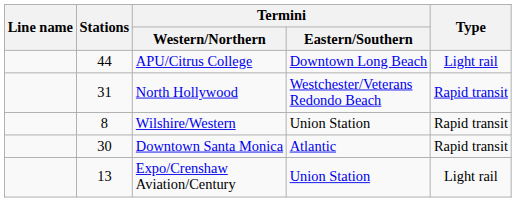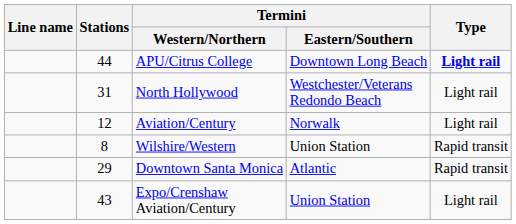(471, 61) normal -> (471, 61) bold
(471, 92) Rapid transit -> (471, 92) Light rail
+ row: (186, 123)
(104, 146) 30 -> (104, 169) 29
(104, 177) 13 -> (104, 200) 43
